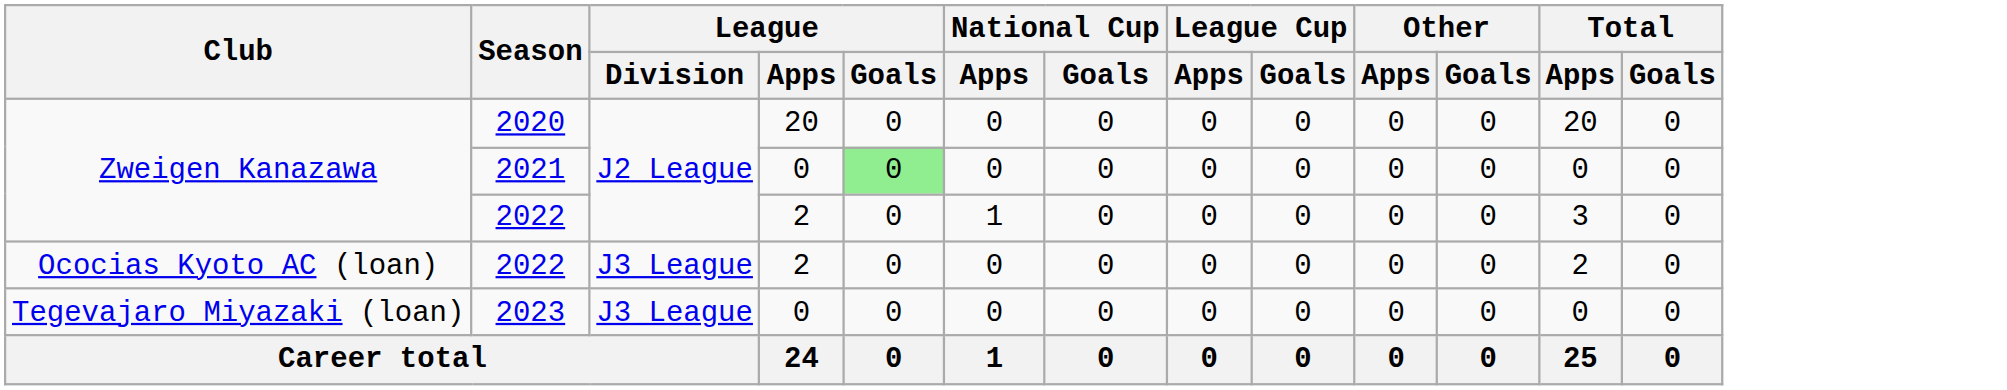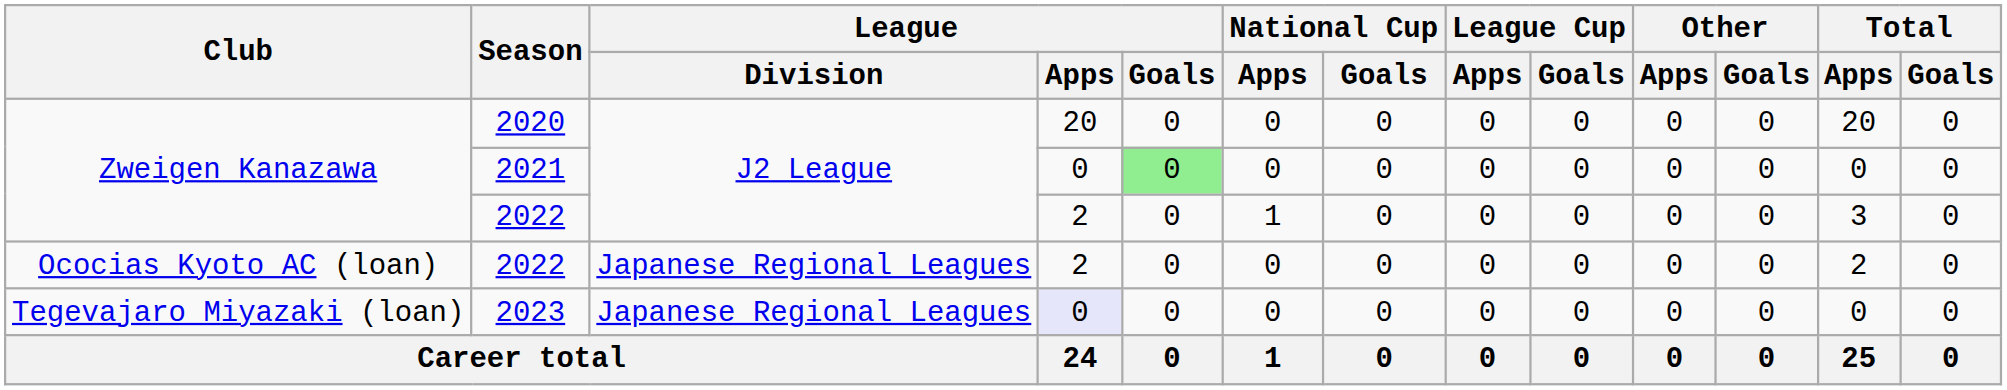(675, 265) J3 League -> (814, 265) Japanese Regional Leagues
(675, 312) J3 League -> (814, 312) Japanese Regional Leagues
(802, 312) no background -> (1080, 312) lavender background
